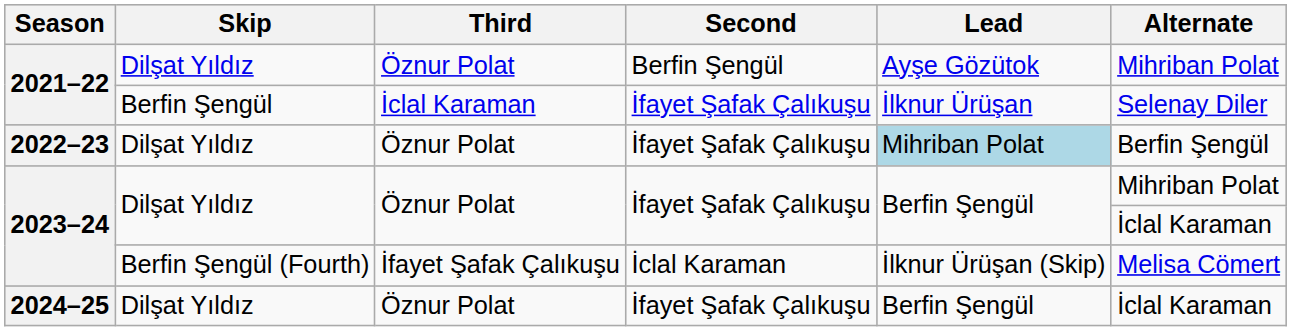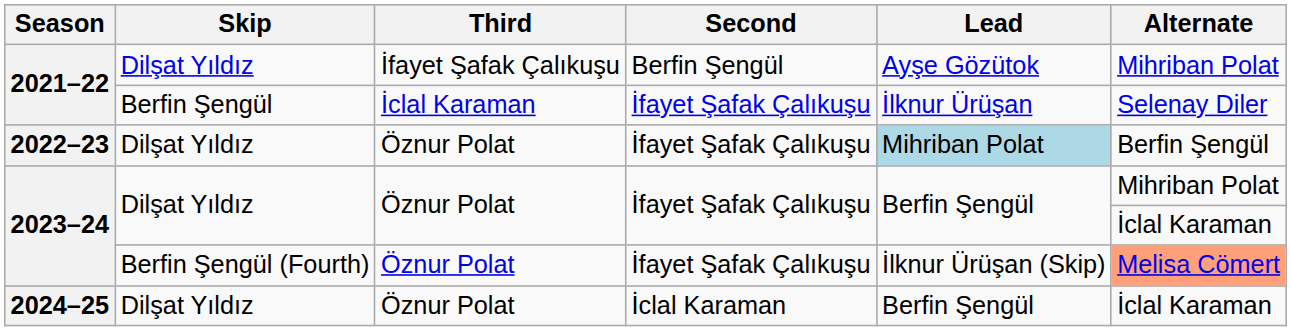(448, 64) Öznur Polat -> (500, 64) İfayet Şafak Çalıkuşu
(500, 265) İfayet Şafak Çalıkuşu -> (448, 265) Öznur Polat
(709, 265) İclal Karaman -> (751, 265) İfayet Şafak Çalıkuşu
(1199, 265) no background -> (1199, 265) lightsalmon background
(751, 305) İfayet Şafak Çalıkuşu -> (709, 305) İclal Karaman
